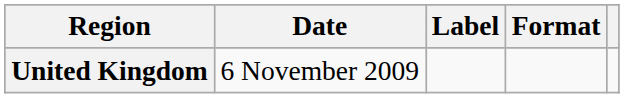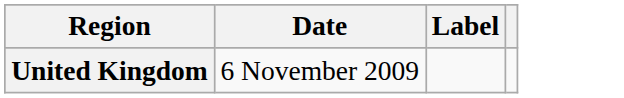- column: (556, 26)
